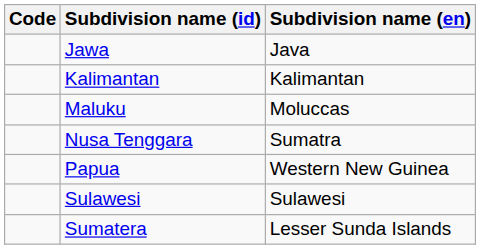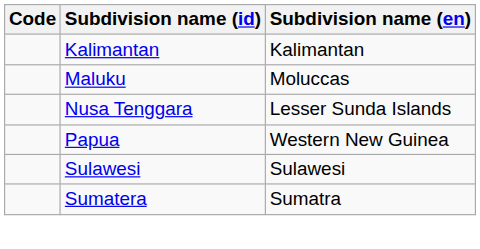- row: (87, 49)
(305, 139) Sumatra -> (360, 109) Lesser Sunda Islands
(360, 229) Lesser Sunda Islands -> (305, 199) Sumatra
